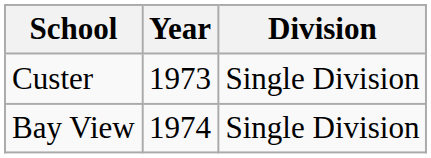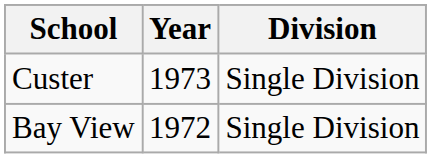(180, 127) 1974 -> (180, 127) 1972
